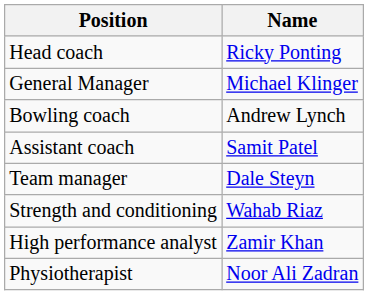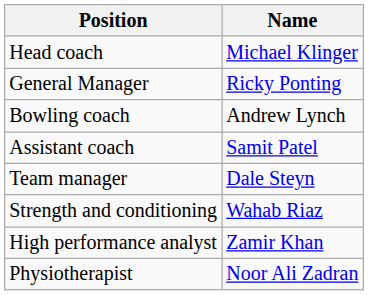(284, 52) Ricky Ponting -> (292, 52) Michael Klinger
(292, 83) Michael Klinger -> (284, 83) Ricky Ponting
